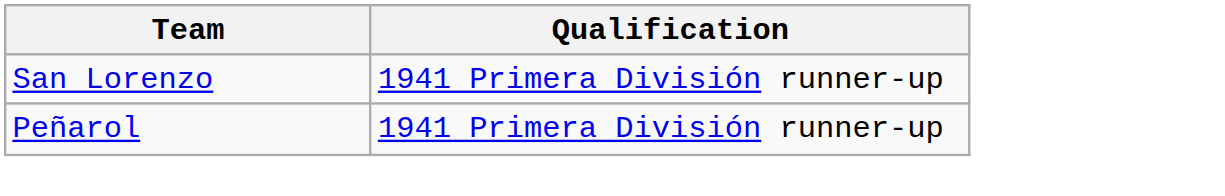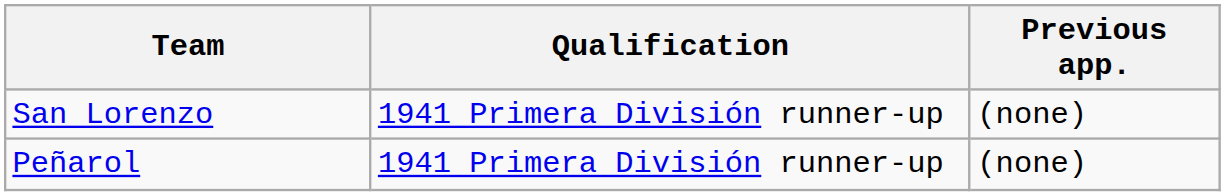+ column: (1094, 48)
